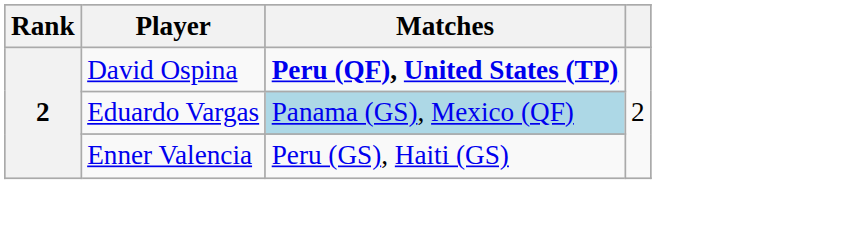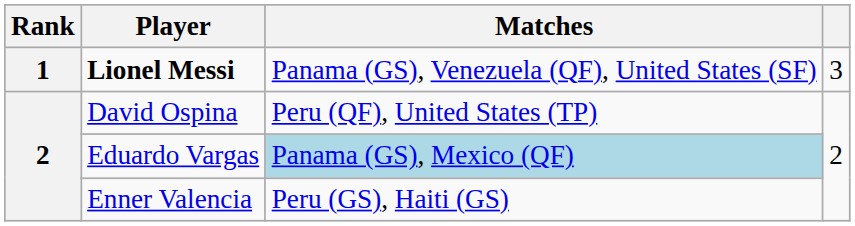+ row: (161, 69)
(445, 69) bold -> (434, 112) normal
